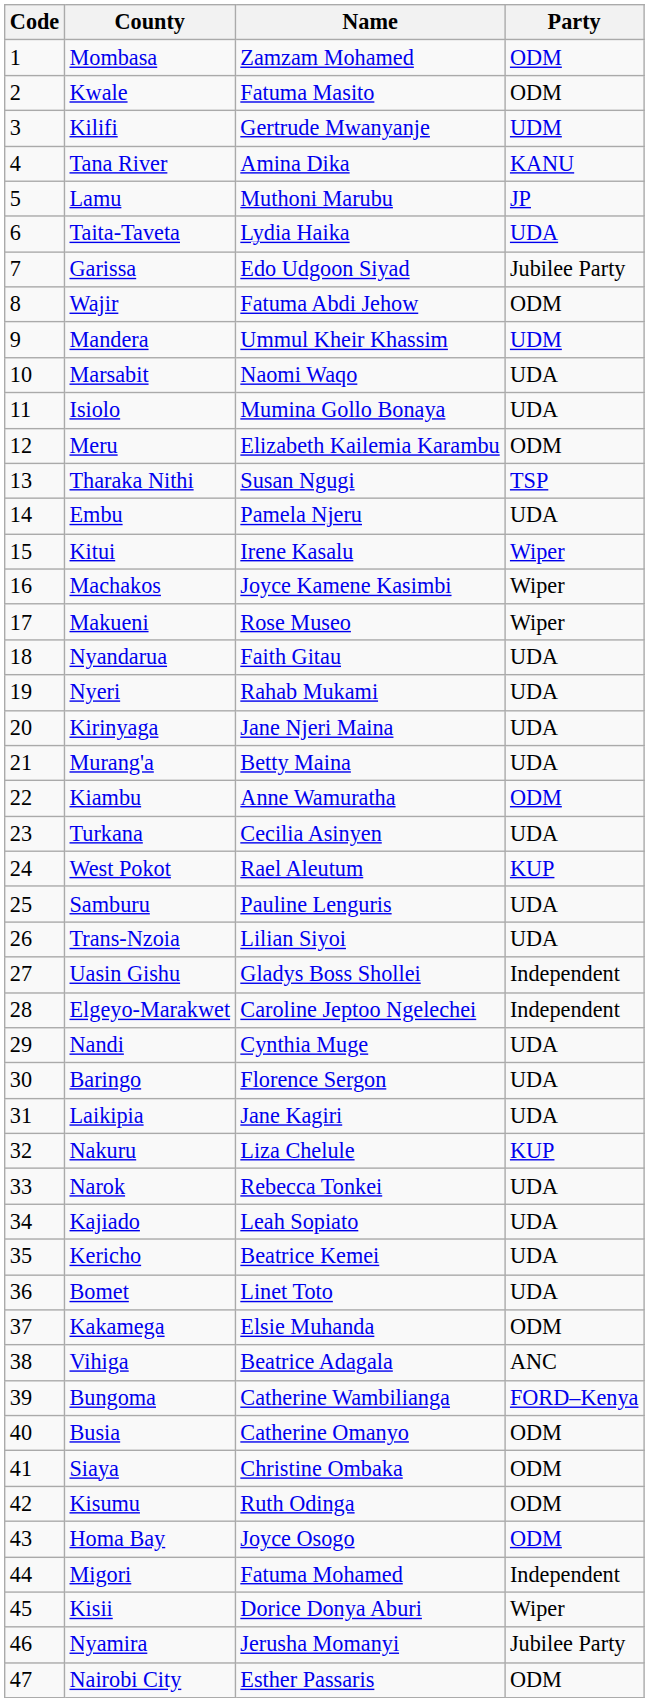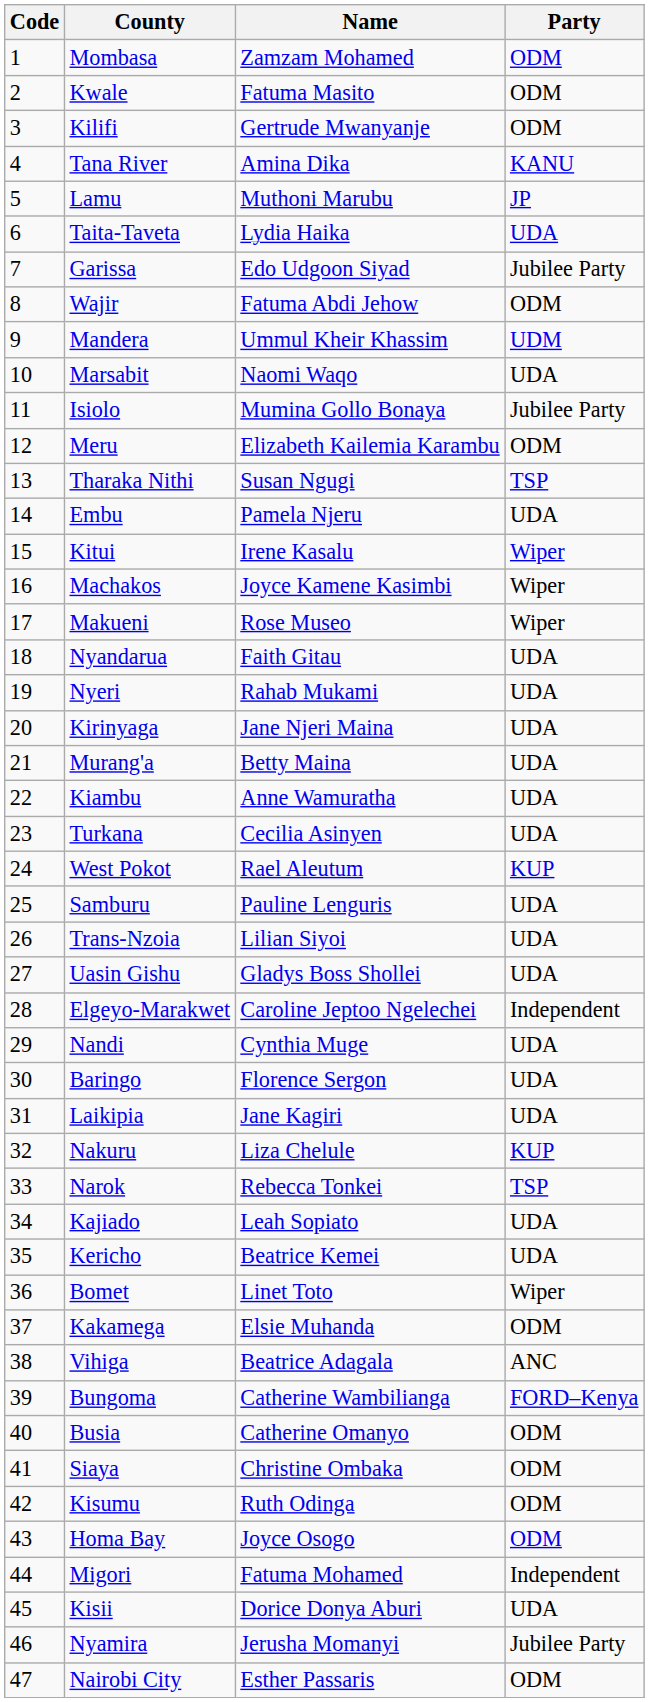(536, 127) UDM -> (536, 127) ODM
(534, 410) UDA -> (568, 410) Jubilee Party
(536, 798) ODM -> (534, 798) UDA
(565, 974) Independent -> (534, 974) UDA
(534, 1186) UDA -> (529, 1186) TSP
(534, 1291) UDA -> (537, 1291) Wiper
(537, 1609) Wiper -> (534, 1609) UDA
